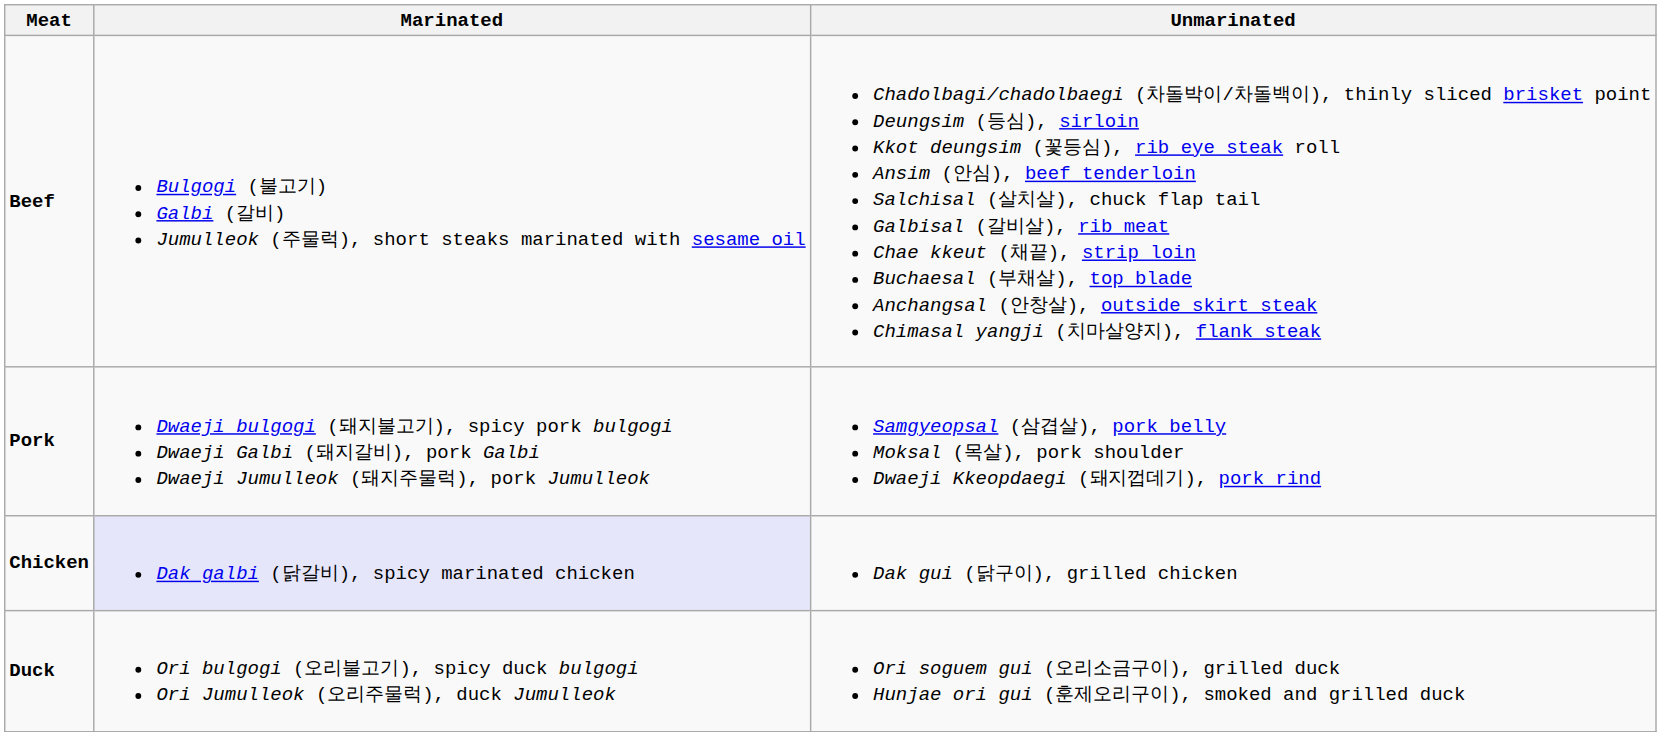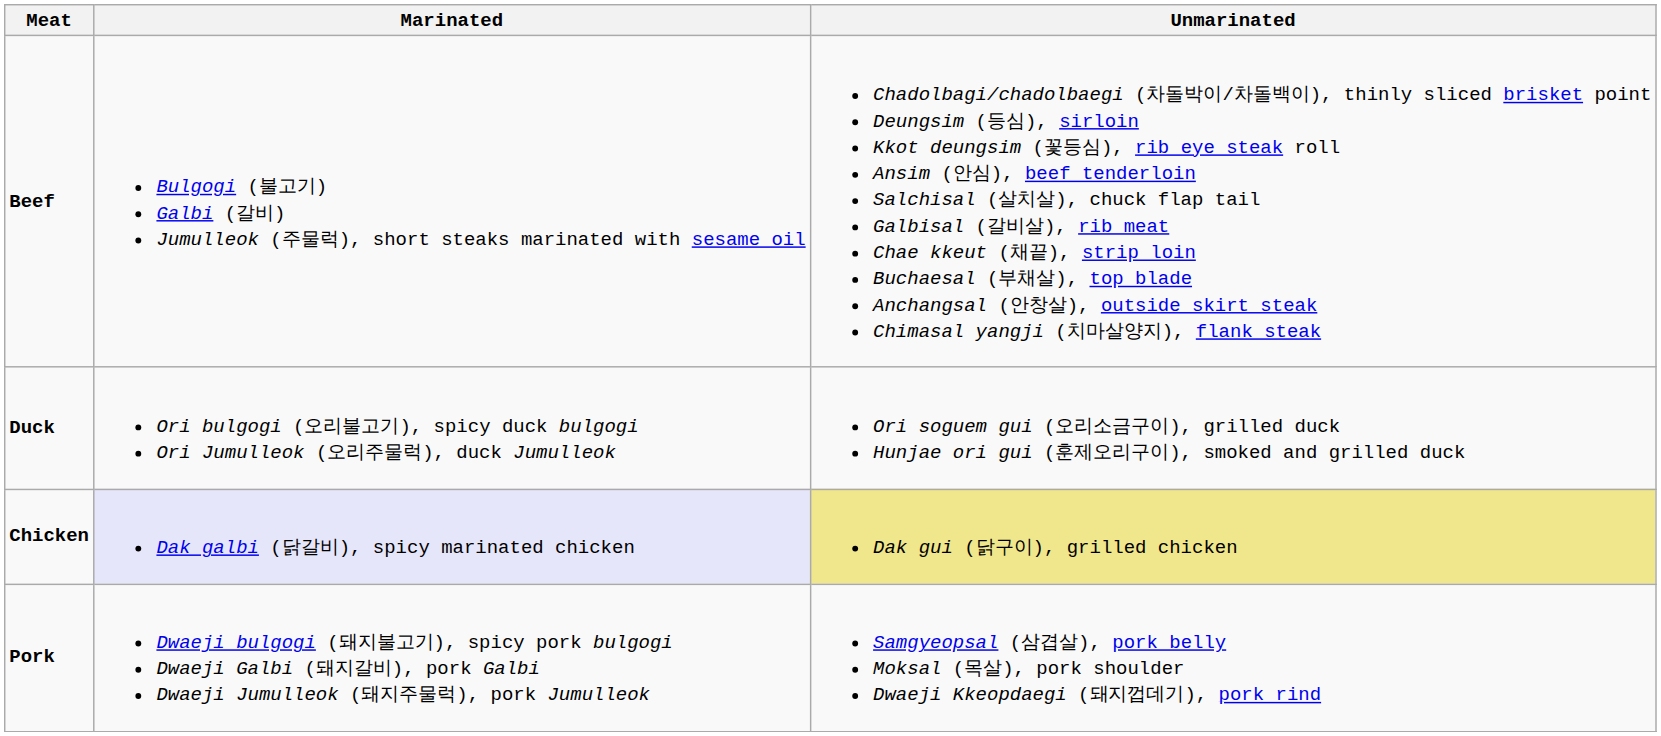rows swapped: (32, 441) <-> (32, 671)
(1233, 574) no background -> (1233, 547) khaki background
